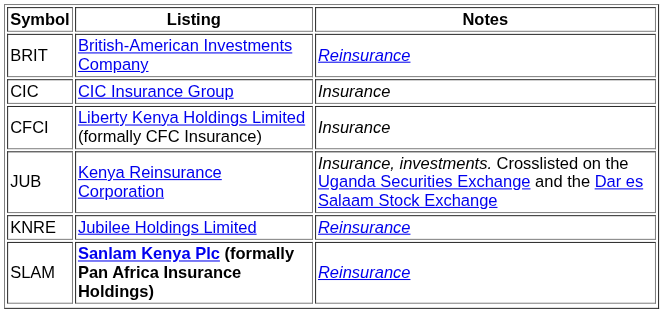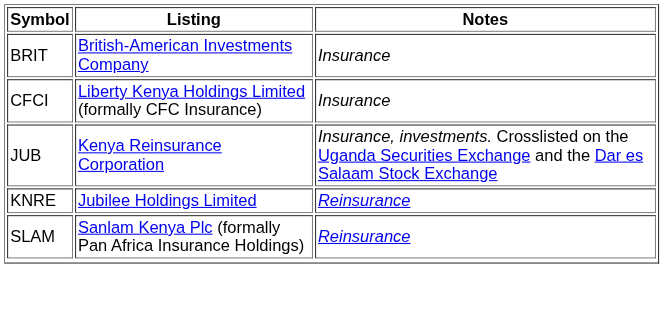(364, 55) Reinsurance -> (354, 55) Insurance
- row: (24, 91)
(186, 272) bold -> (191, 236) normal
